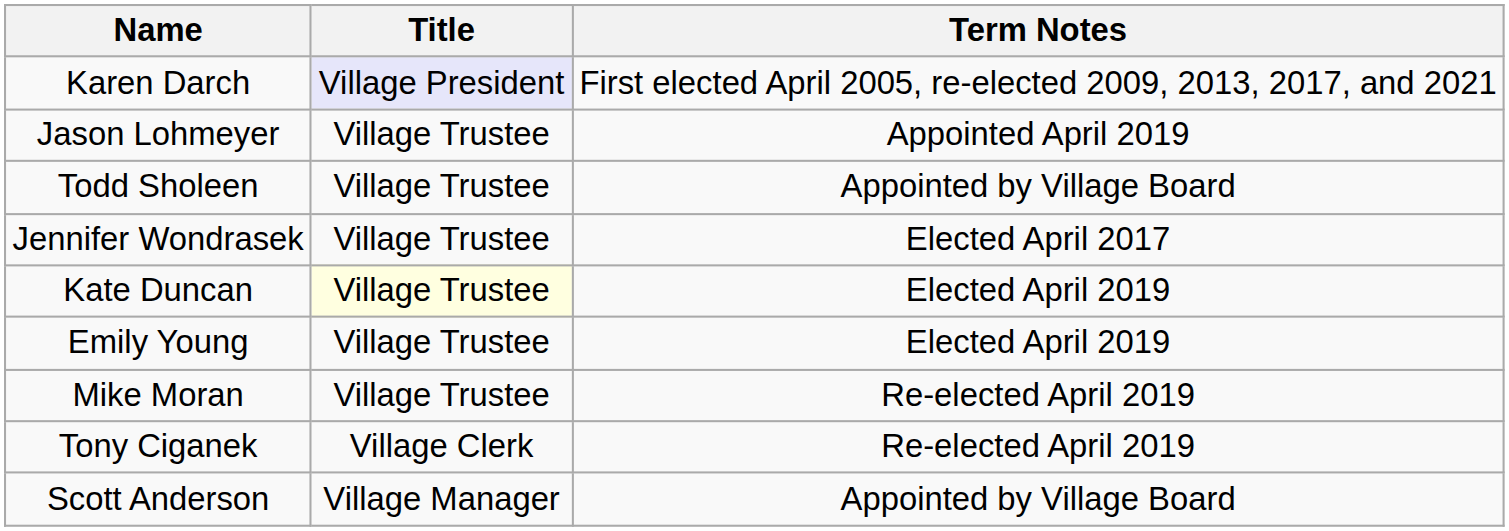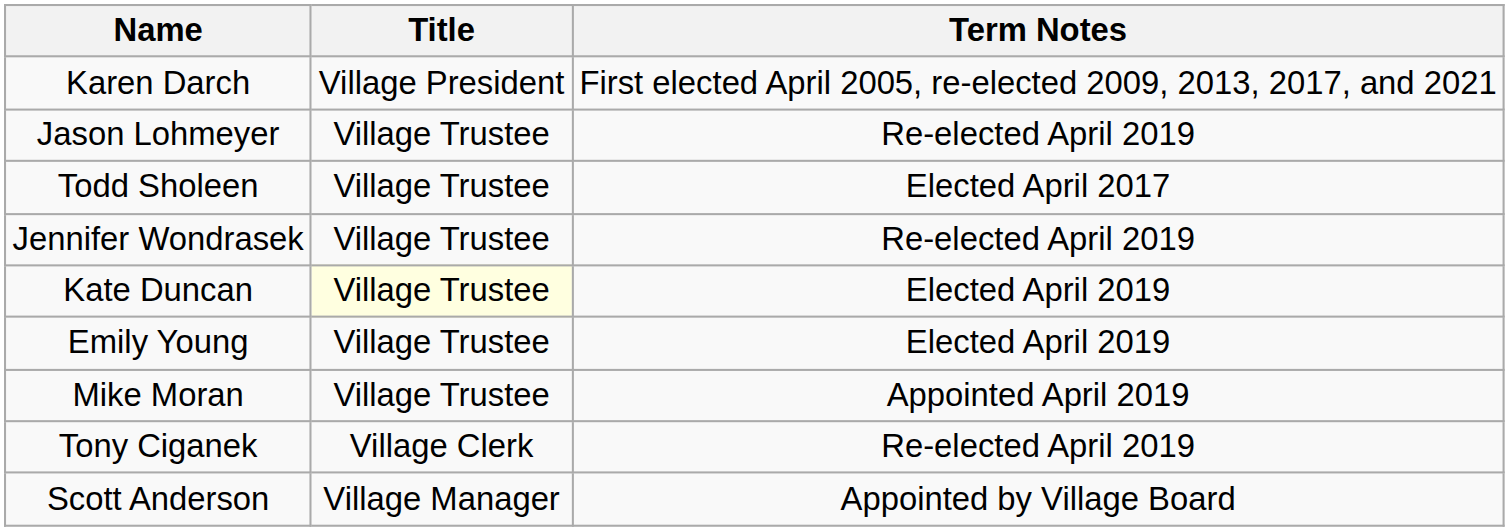(442, 82) lavender background -> (442, 82) no background
(1038, 134) Appointed April 2019 -> (1038, 134) Re-elected April 2019
(1038, 186) Appointed by Village Board -> (1038, 186) Elected April 2017
(1038, 238) Elected April 2017 -> (1038, 238) Re-elected April 2019
(1038, 394) Re-elected April 2019 -> (1038, 394) Appointed April 2019
